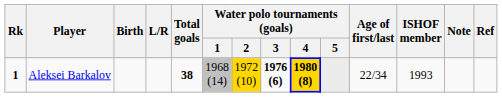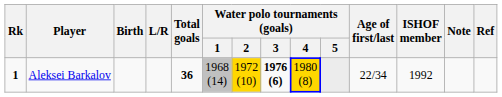(187, 75) 38 -> (187, 75) 36
(305, 75) bold -> (305, 75) normal
(421, 75) 1993 -> (421, 75) 1992
